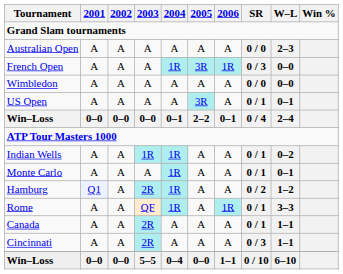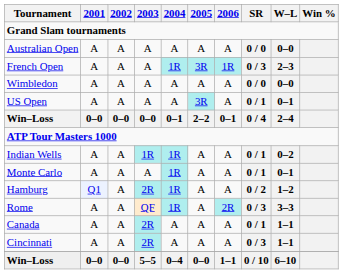(285, 48) 2–3 -> (285, 48) 0–0
(285, 65) 0–0 -> (285, 65) 2–3
(228, 206) 1R -> (228, 206) 2R
(256, 206) 0 / 1 -> (256, 206) 0 / 3
